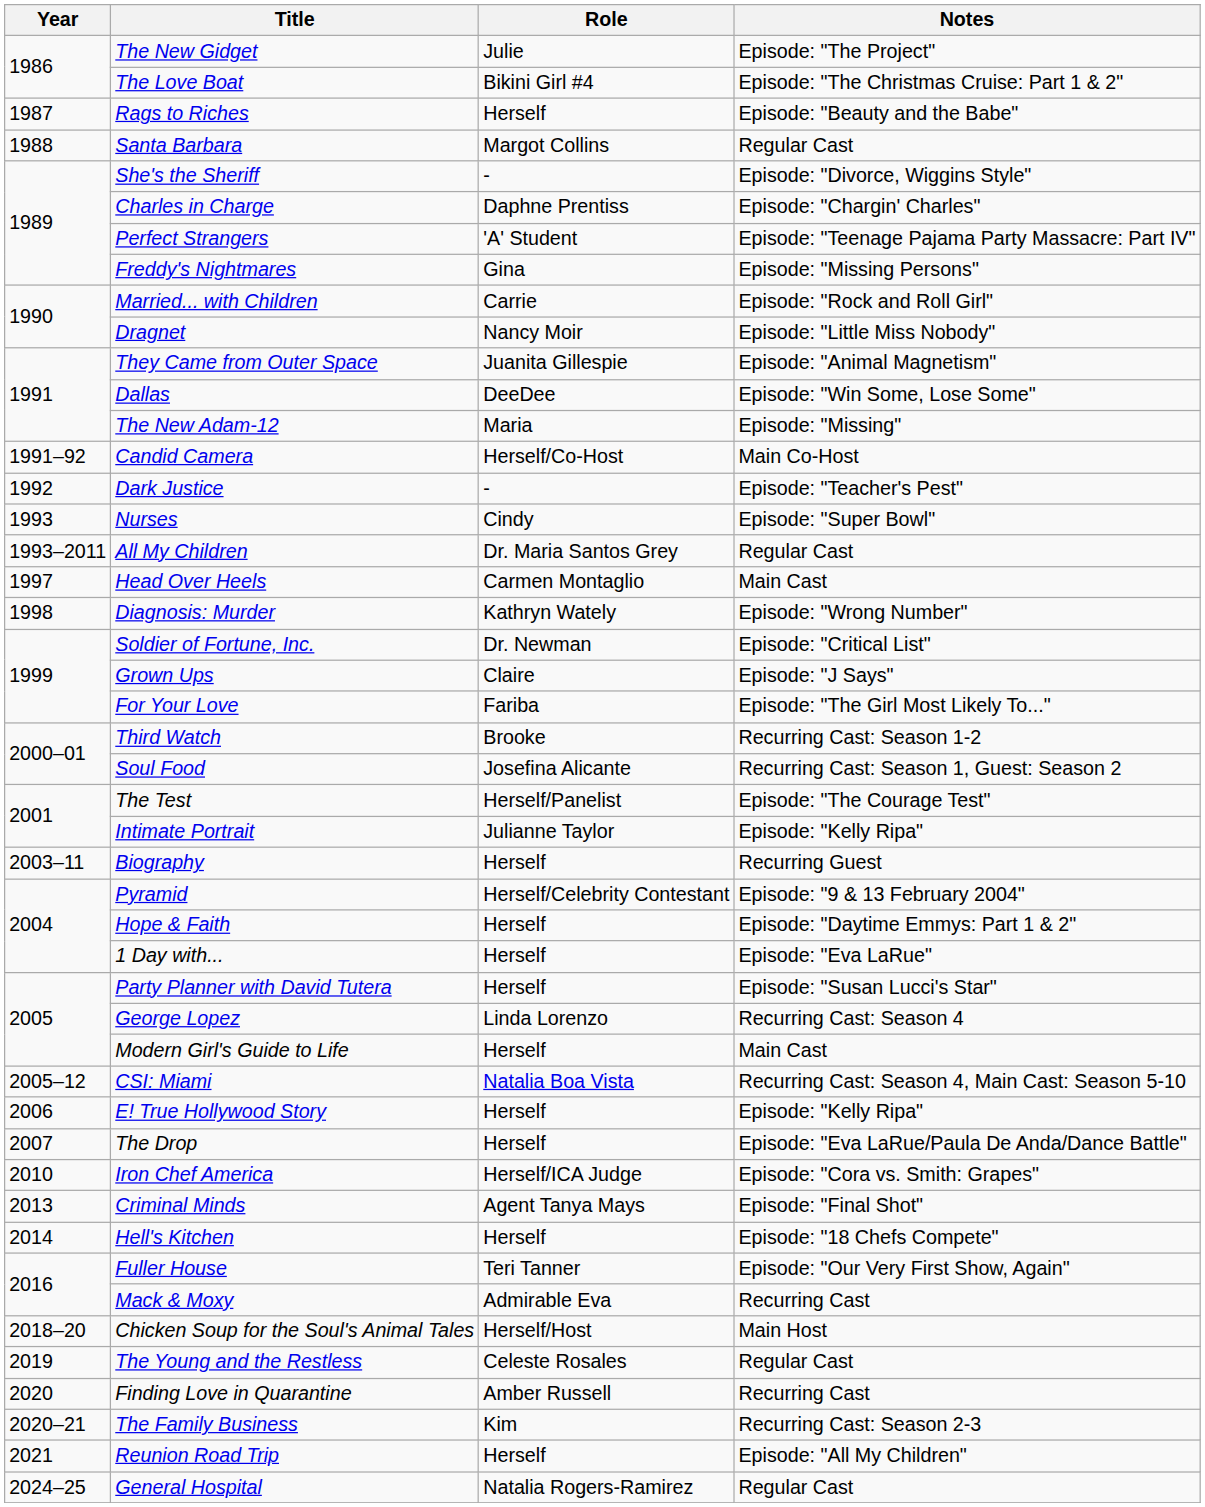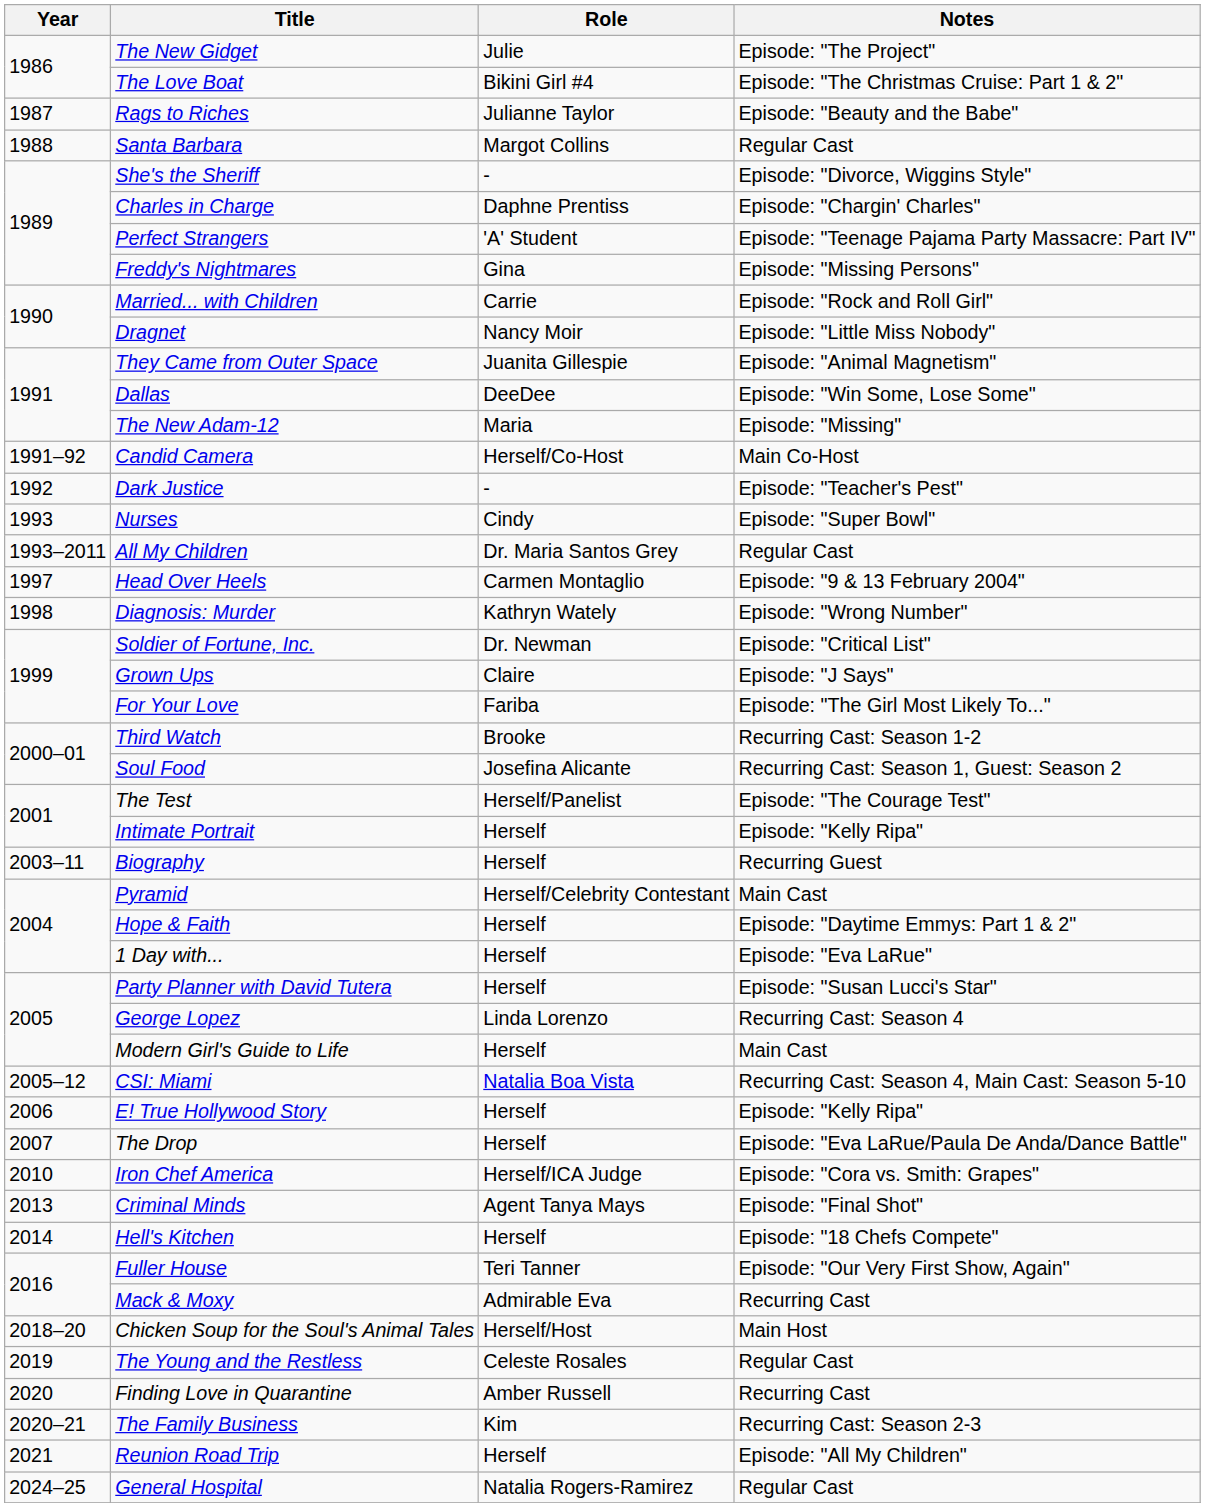(514, 113) Herself -> (549, 113) Julianne Taylor
(783, 581) Main Cast -> (882, 581) Episode: "9 & 13 February 2004"
(549, 831) Julianne Taylor -> (514, 831) Herself
(882, 894) Episode: "9 & 13 February 2004" -> (783, 894) Main Cast
